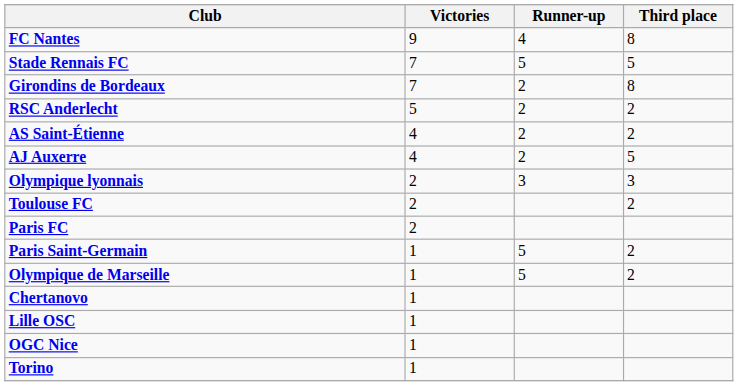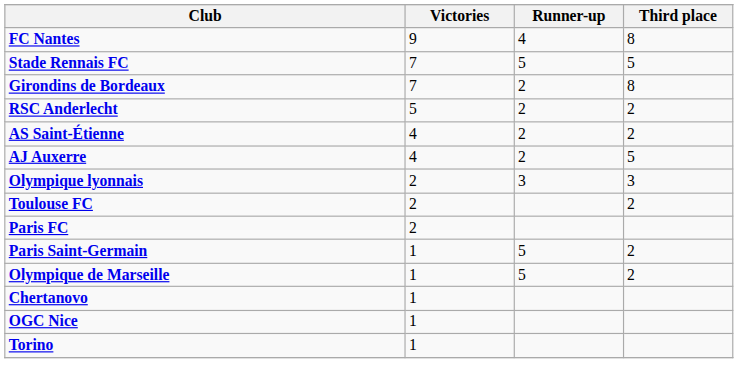- row: (42, 321)
